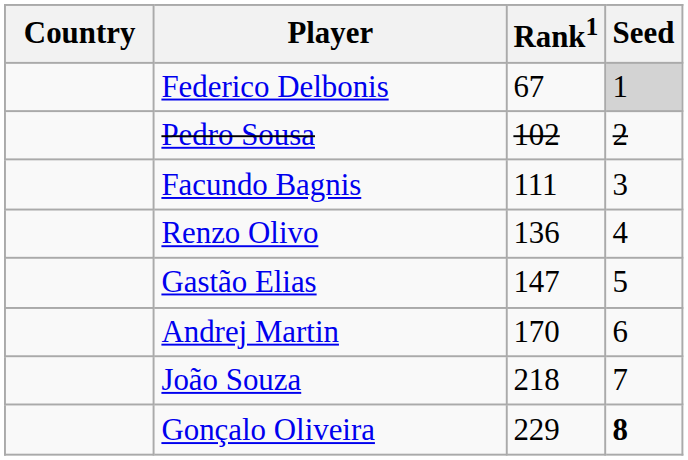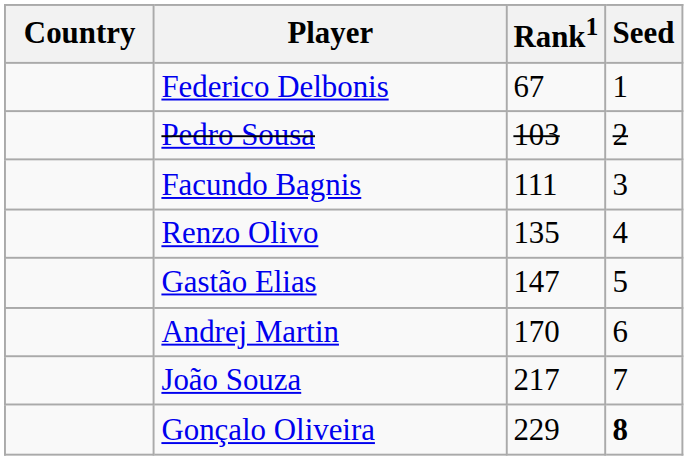(620, 86) lightgrey background -> (620, 86) no background
(537, 135) 102 -> (537, 135) 103
(537, 233) 136 -> (537, 233) 135
(537, 380) 218 -> (537, 380) 217
